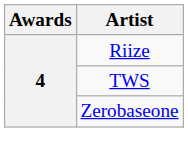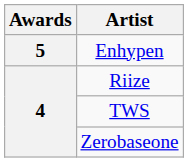+ row: (129, 50)
